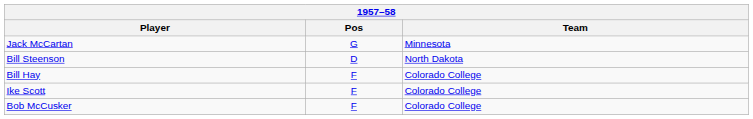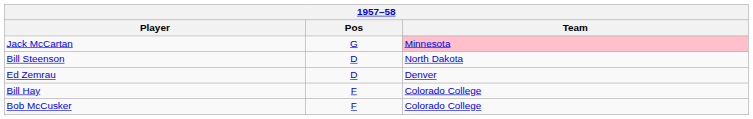(428, 43) no background -> (428, 43) pink background
+ row: (31, 75)
- row: (26, 91)
